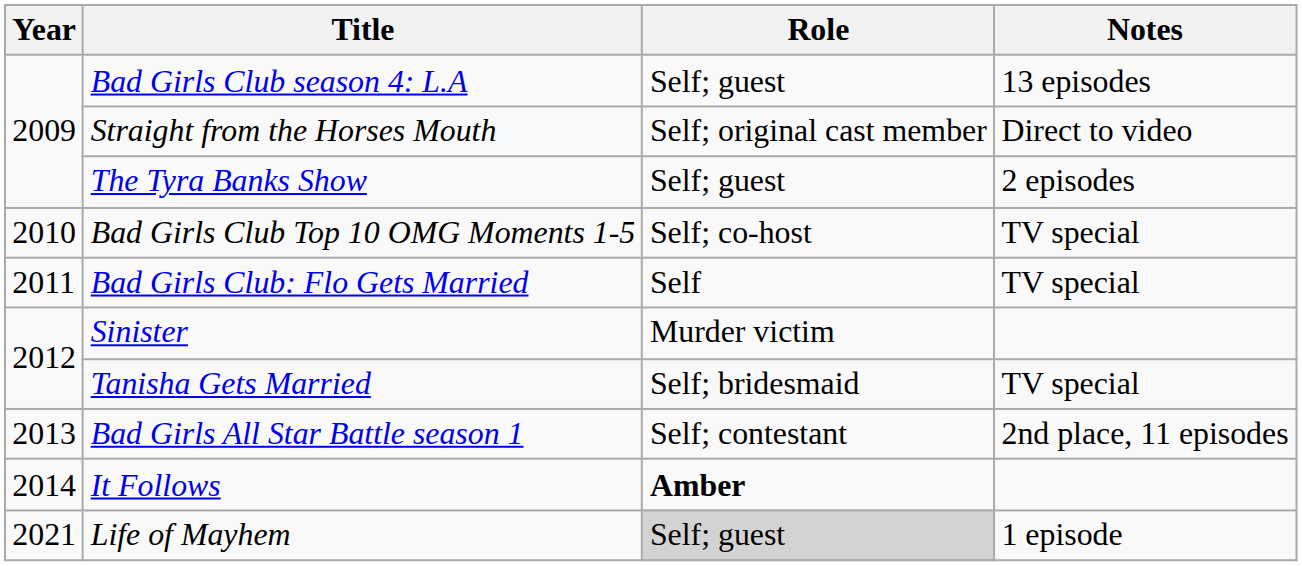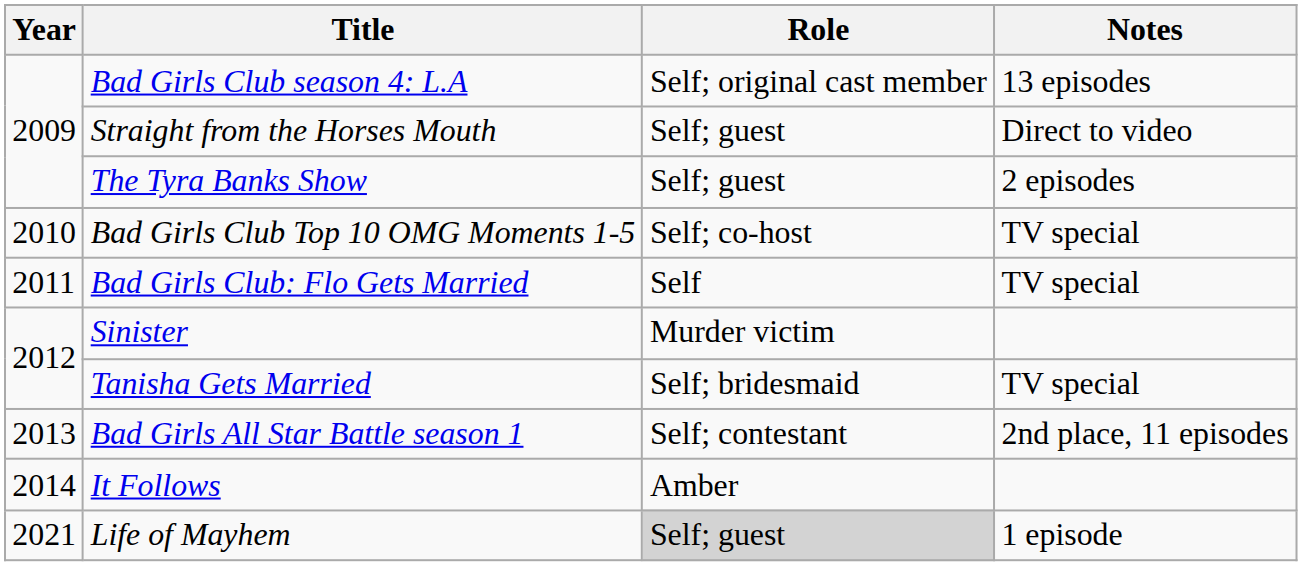(718, 80) Self; guest -> (818, 80) Self; original cast member
(818, 130) Self; original cast member -> (718, 130) Self; guest
(698, 484) bold -> (694, 484) normal
